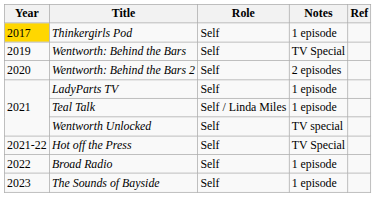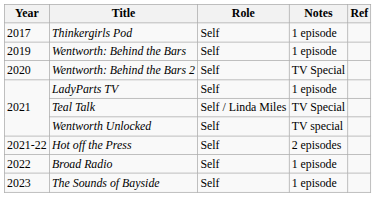(19, 32) gold background -> (19, 32) no background
(318, 51) TV Special -> (314, 51) 1 episode
(317, 70) 2 episodes -> (318, 70) TV Special
(314, 107) 1 episode -> (318, 107) TV Special
(318, 145) TV Special -> (317, 145) 2 episodes
